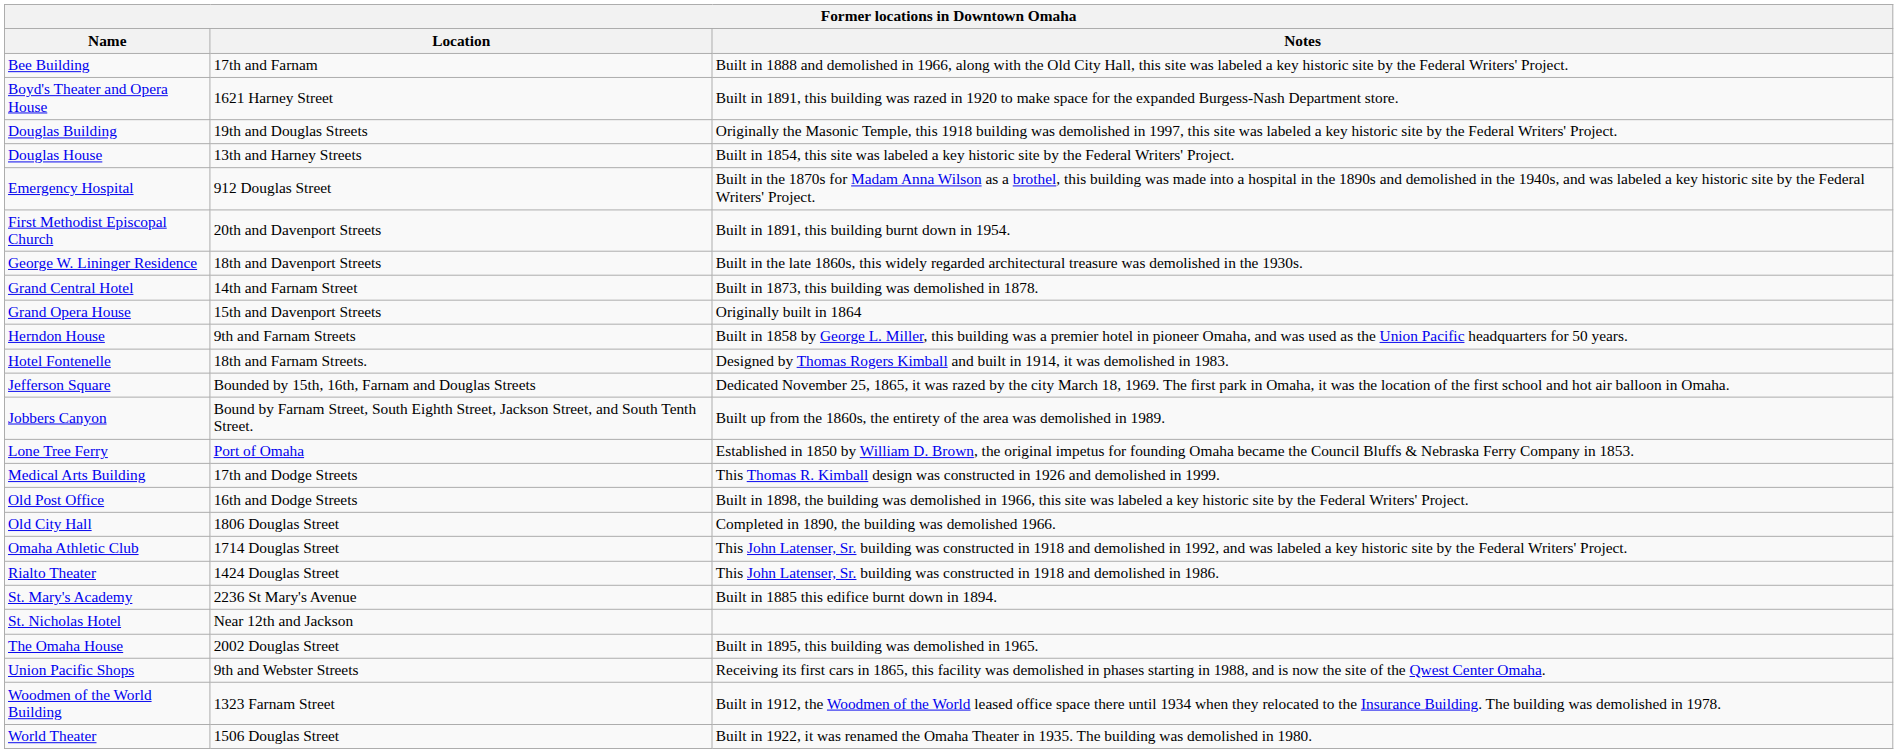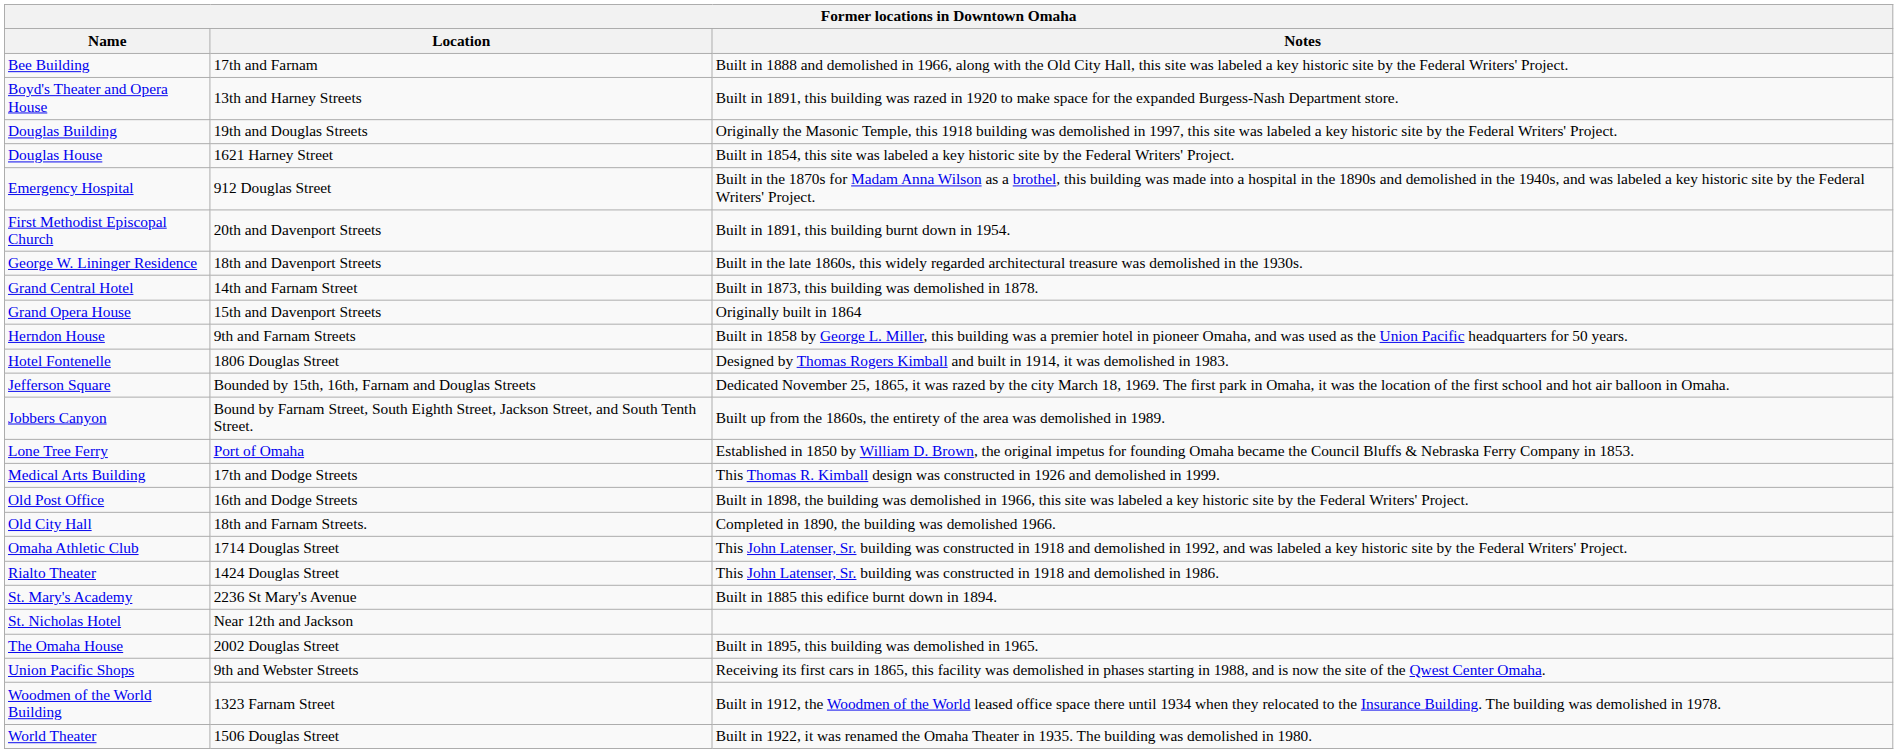(273, 98) 1621 Harney Street -> (288, 98) 13th and Harney Streets
(288, 155) 13th and Harney Streets -> (273, 155) 1621 Harney Street
(290, 360) 18th and Farnam Streets. -> (276, 360) 1806 Douglas Street
(276, 524) 1806 Douglas Street -> (290, 524) 18th and Farnam Streets.
